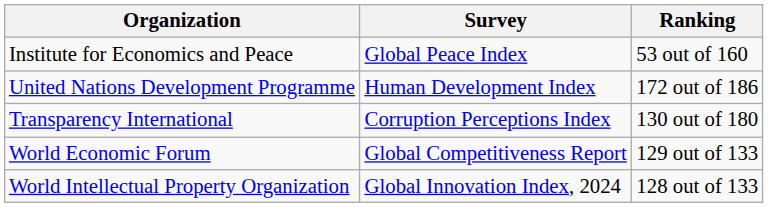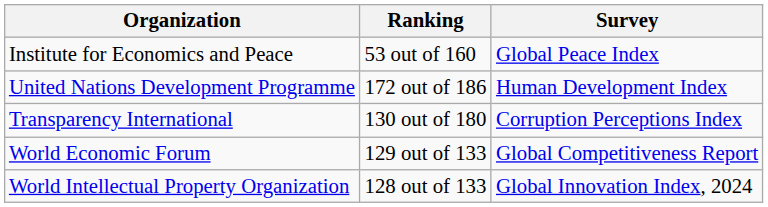columns swapped: (496, 20) <-> (697, 20)
